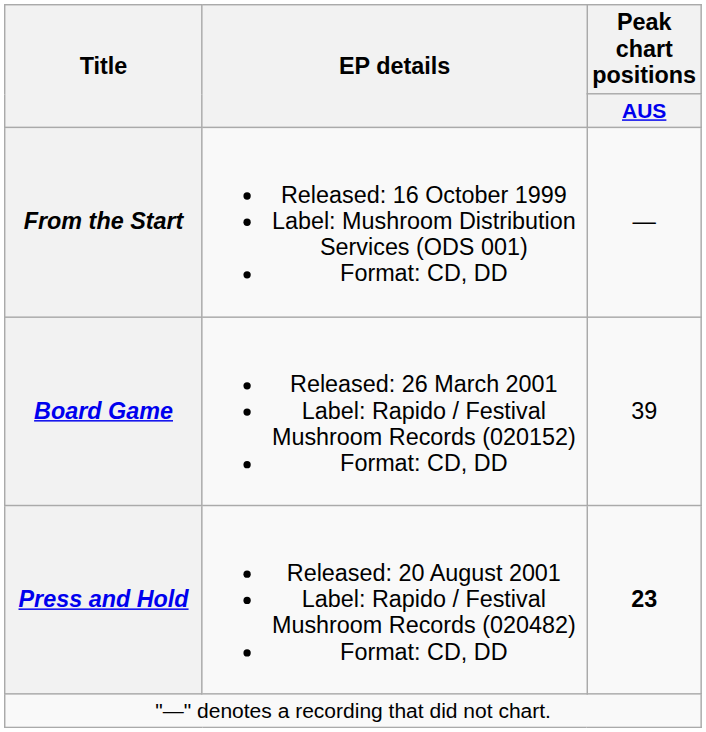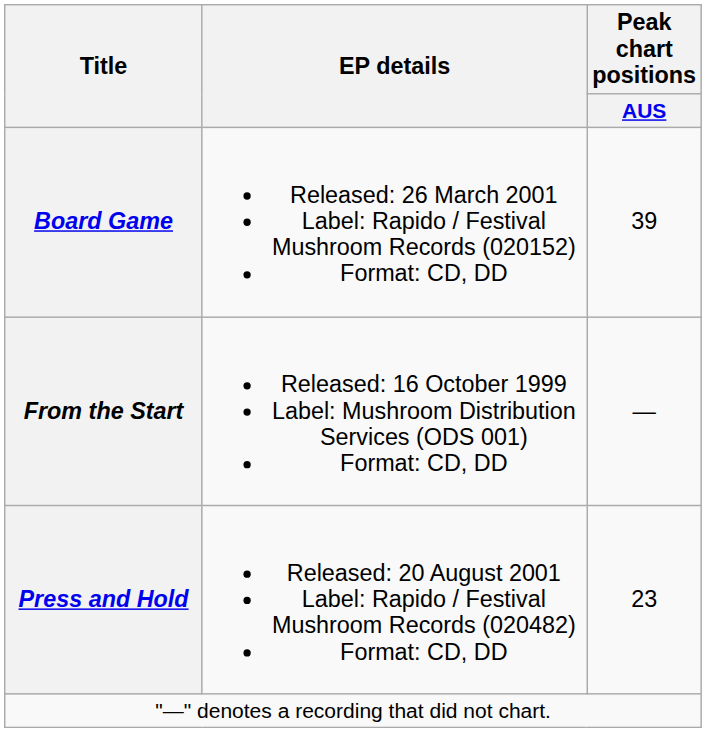rows swapped: (104, 221) <-> (104, 410)
(644, 599) bold -> (644, 599) normal
